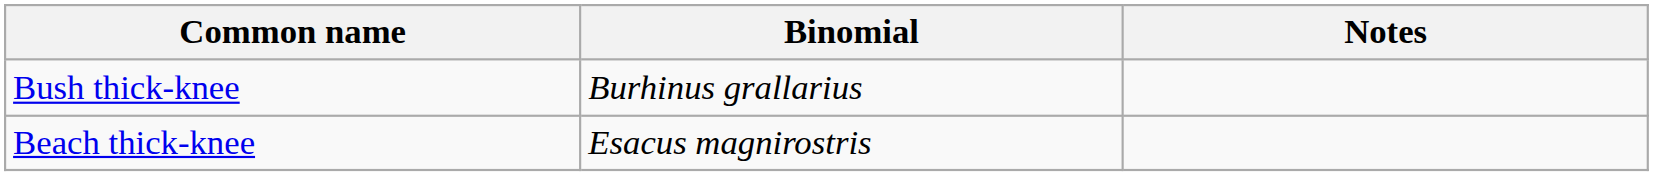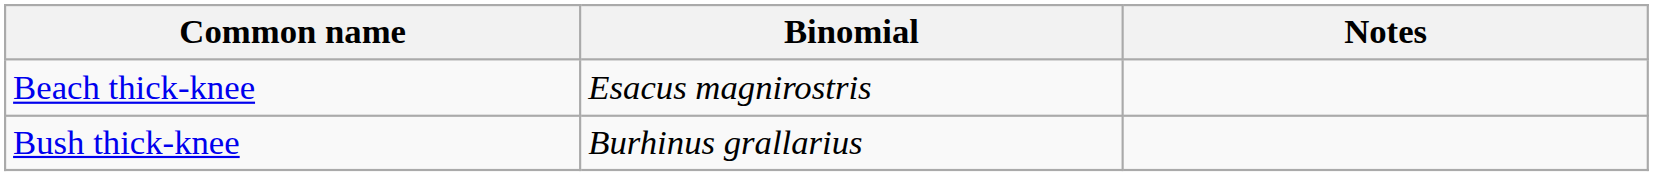rows swapped: (126, 87) <-> (134, 142)
